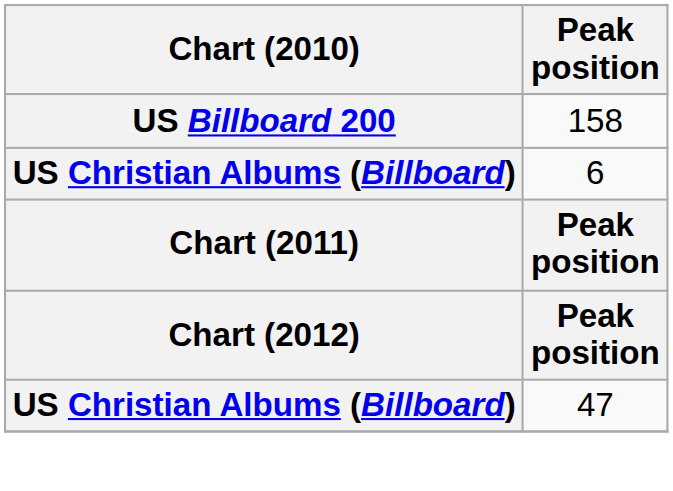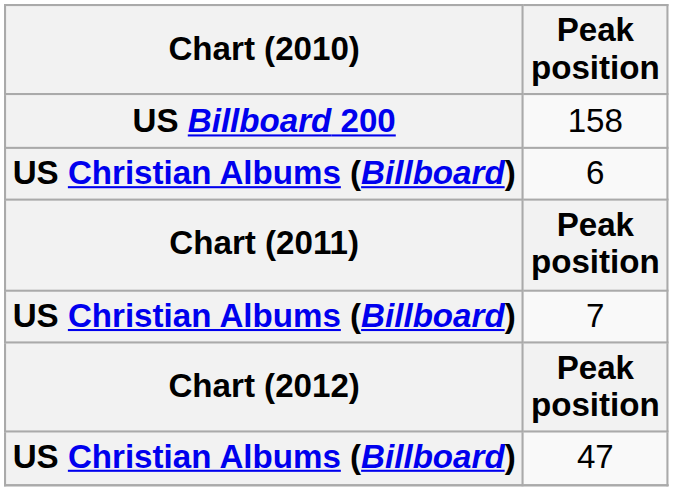+ row: (595, 315)
